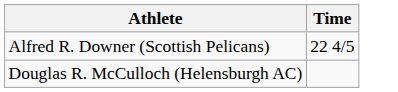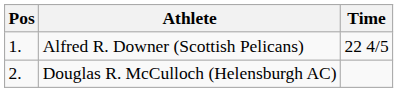+ column: (22, 18)
